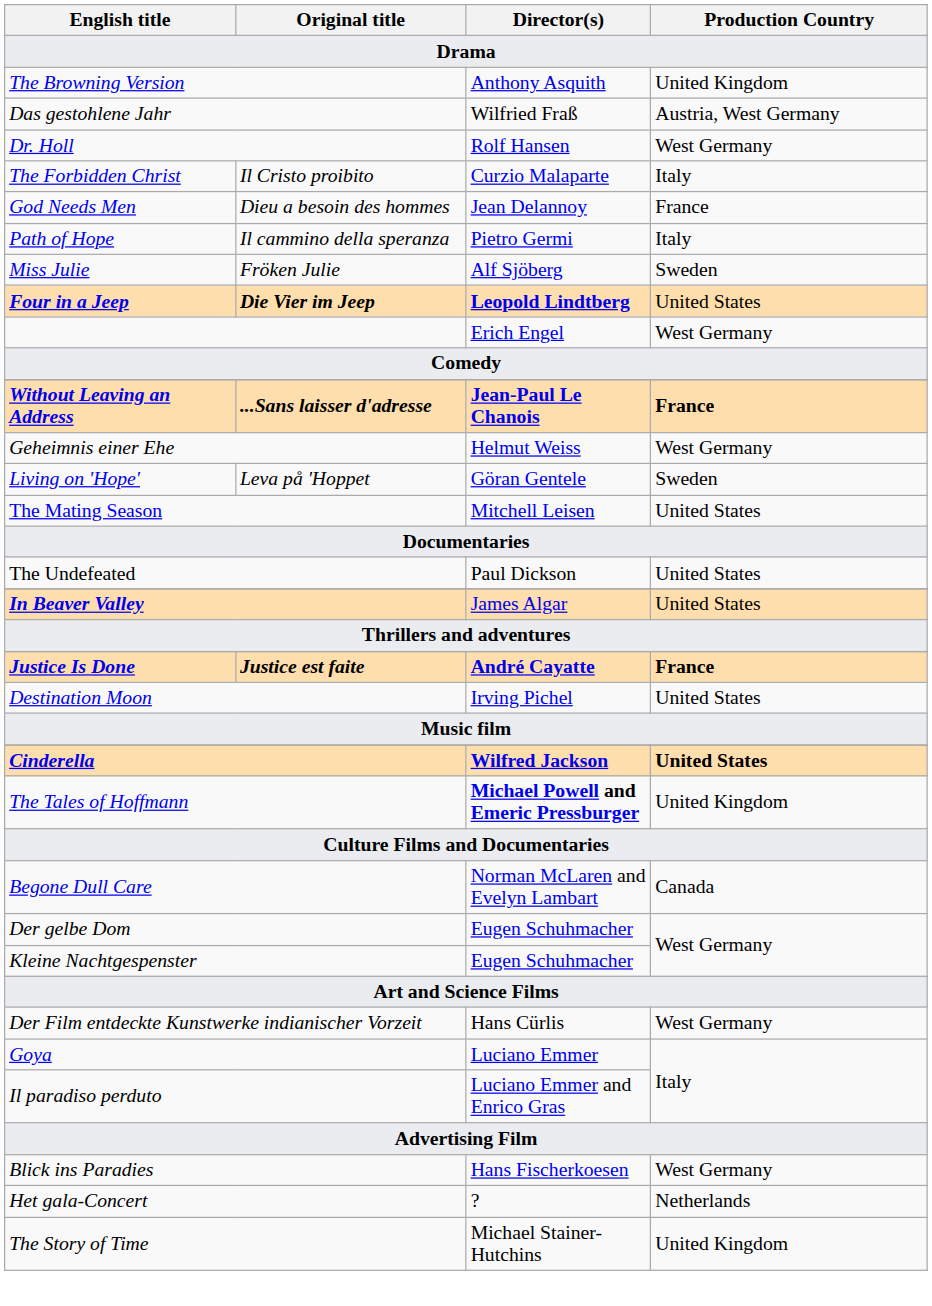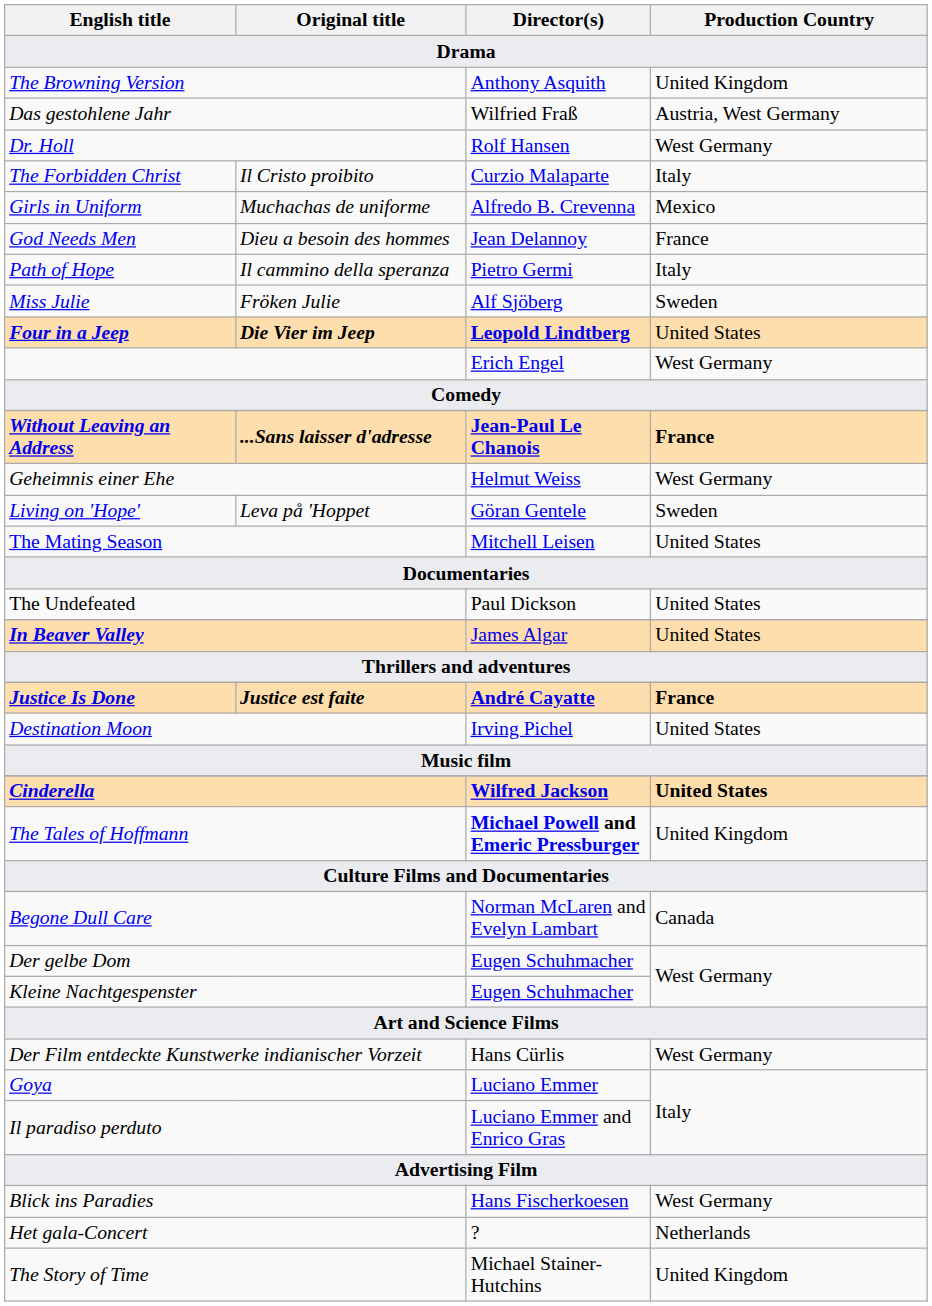+ row: (75, 207)
